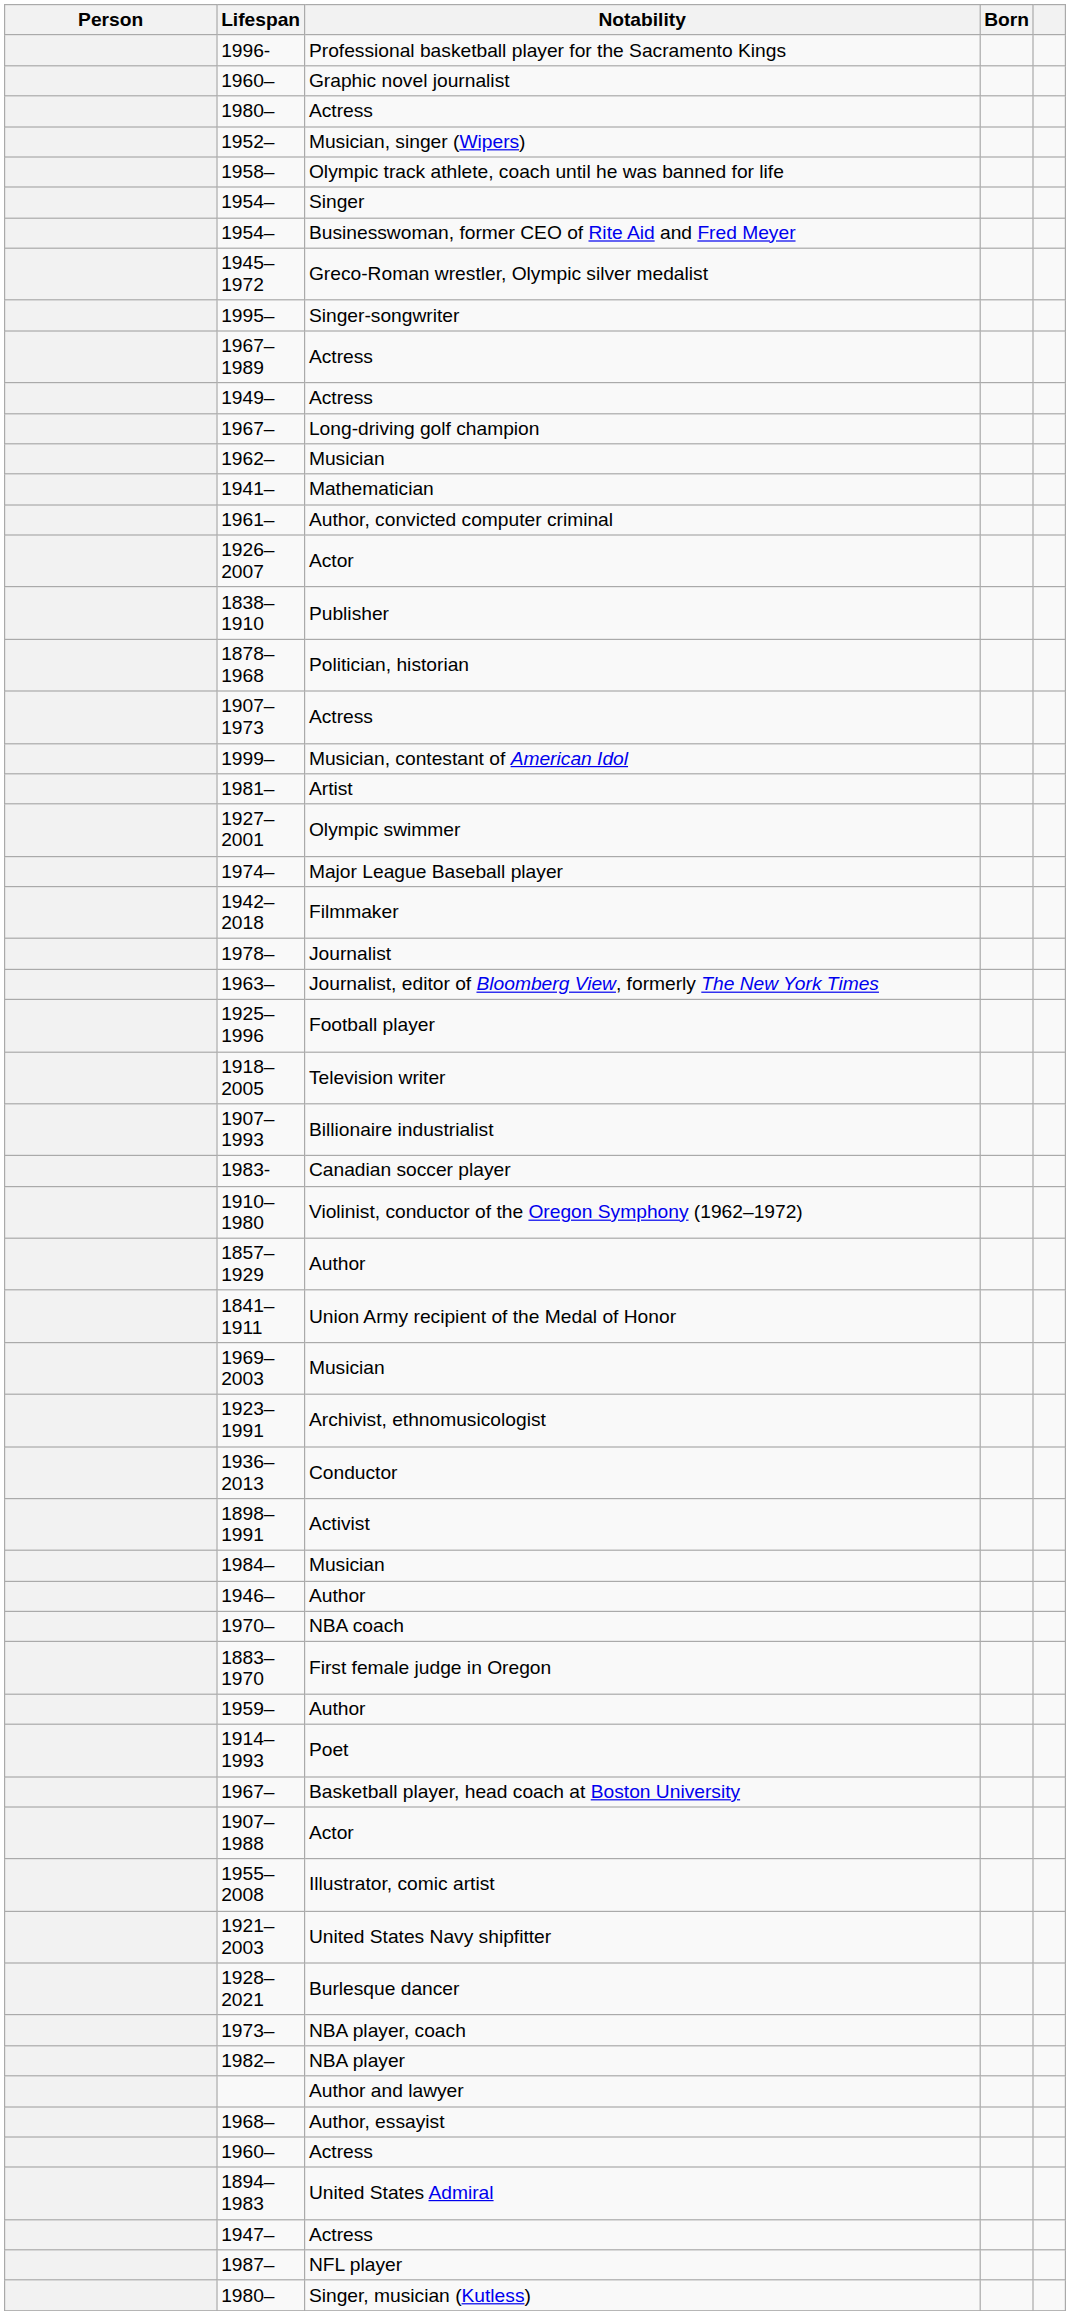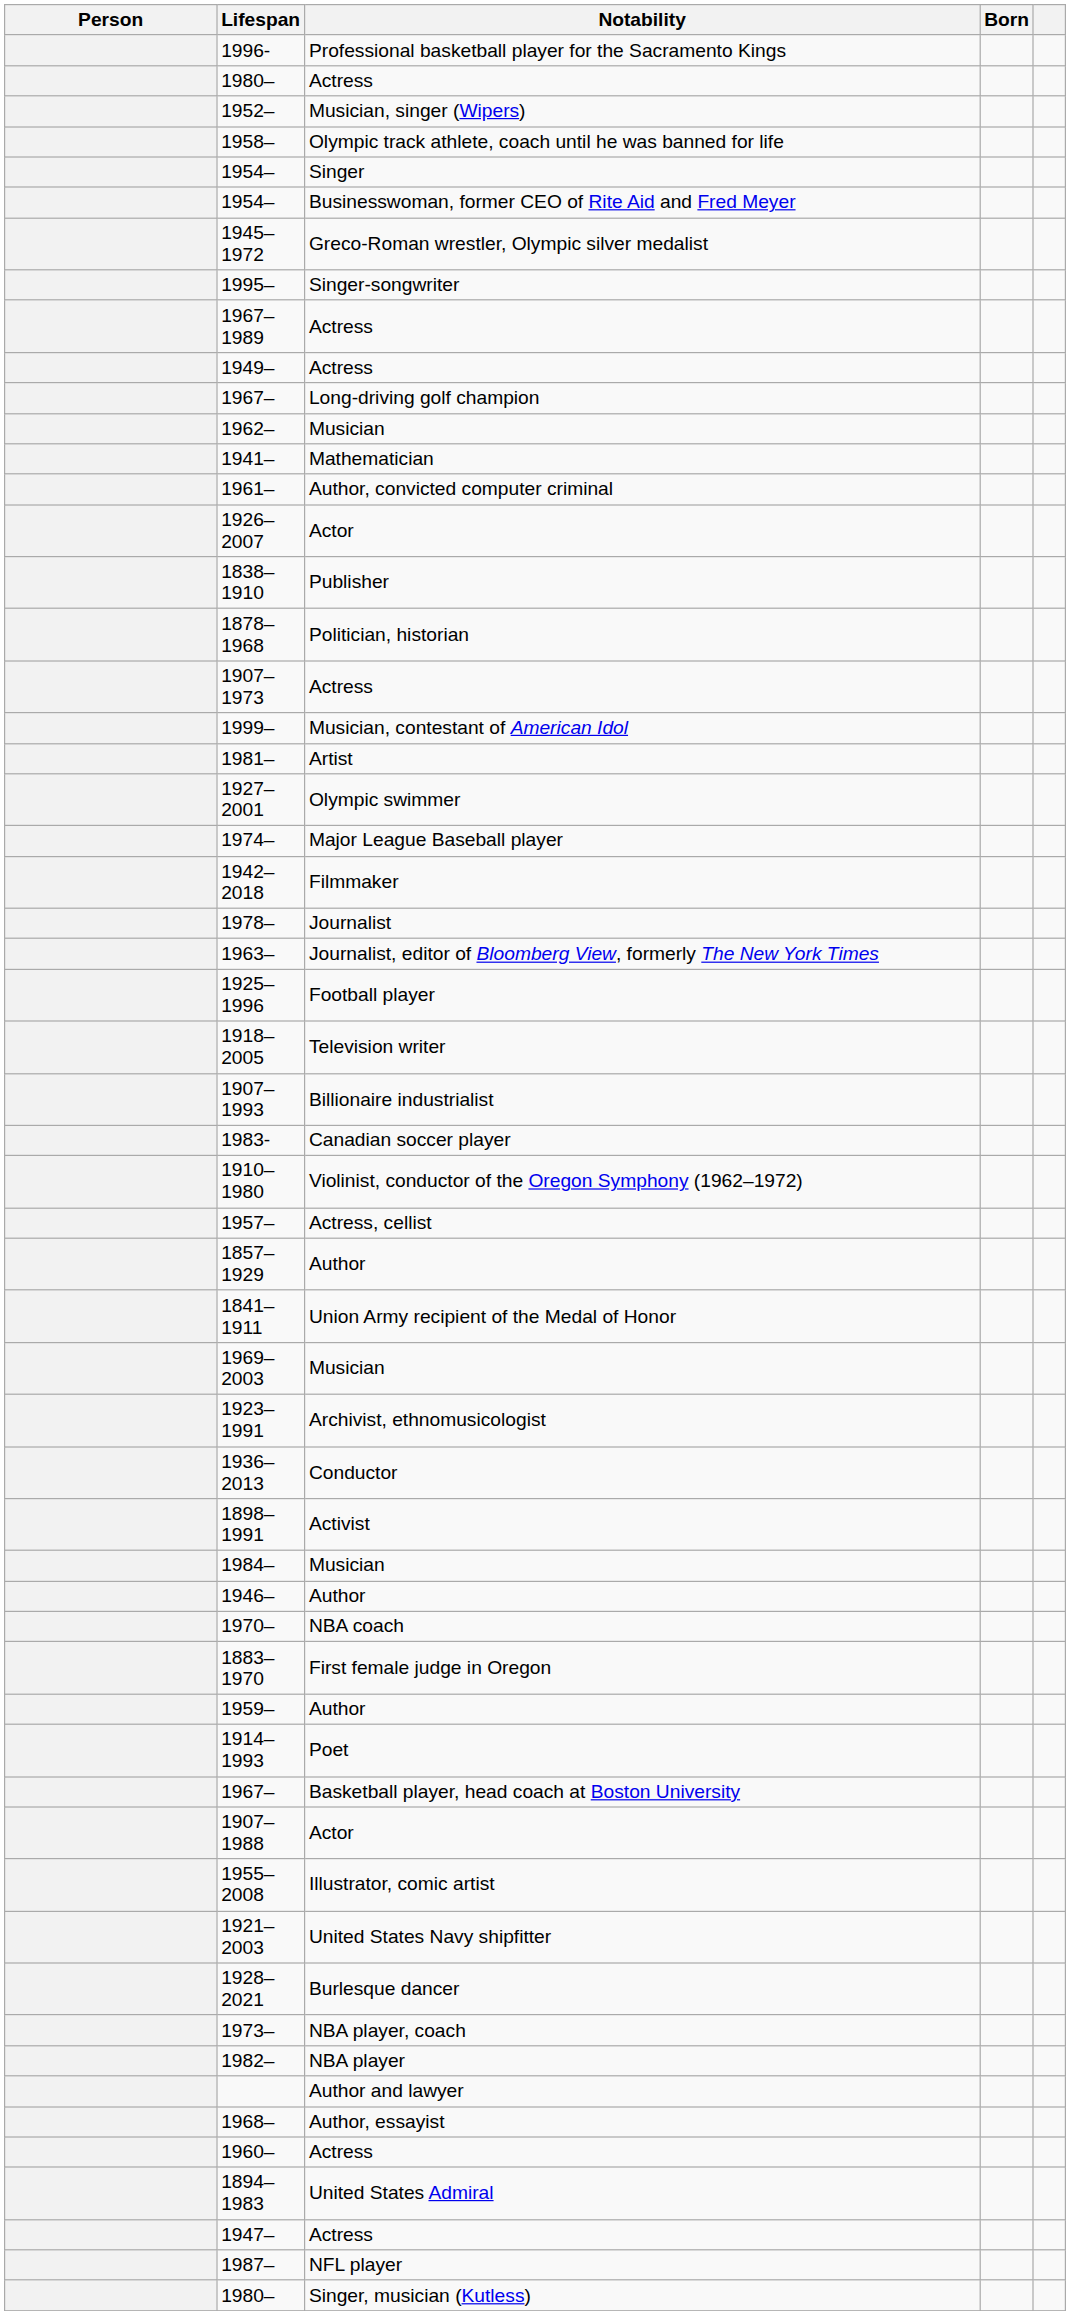- row: (248, 80)
+ row: (248, 1222)
